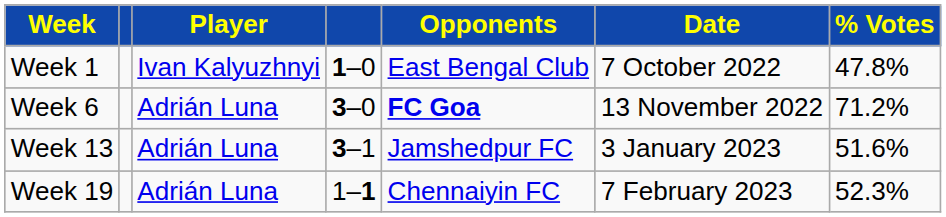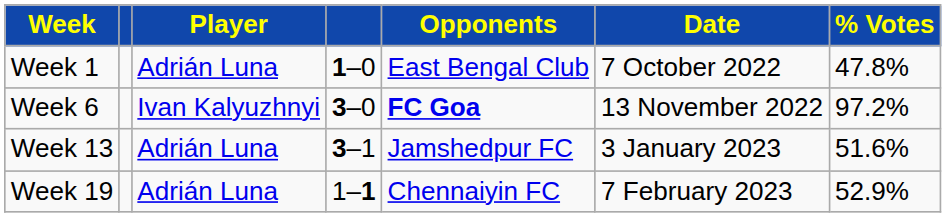(229, 66) Ivan Kalyuzhnyi -> (208, 66) Adrián Luna
(208, 107) Adrián Luna -> (229, 107) Ivan Kalyuzhnyi
(872, 107) 71.2% -> (872, 107) 97.2%
(872, 190) 52.3% -> (872, 190) 52.9%
